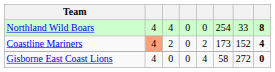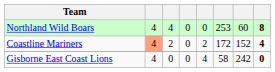(223, 28) 254 -> (223, 28) 253
(243, 28) 33 -> (243, 28) 60
(223, 43) 173 -> (223, 43) 172
(243, 59) 272 -> (243, 59) 242
